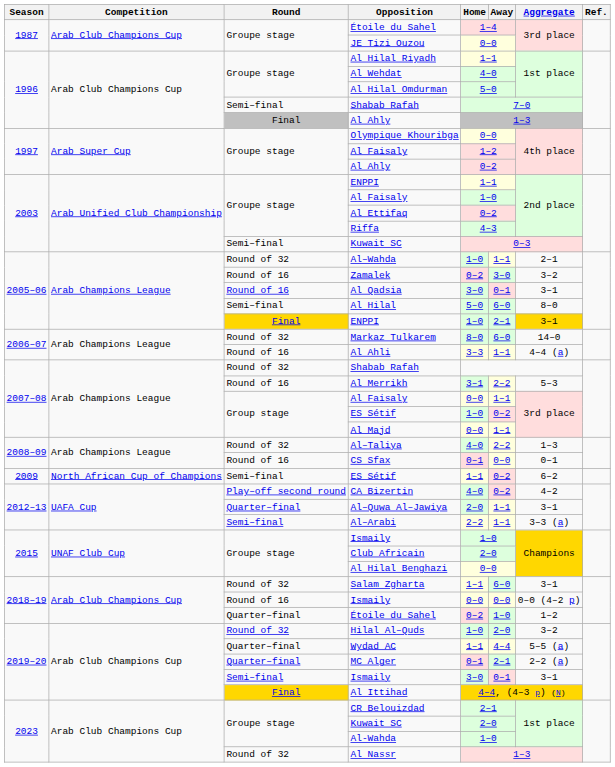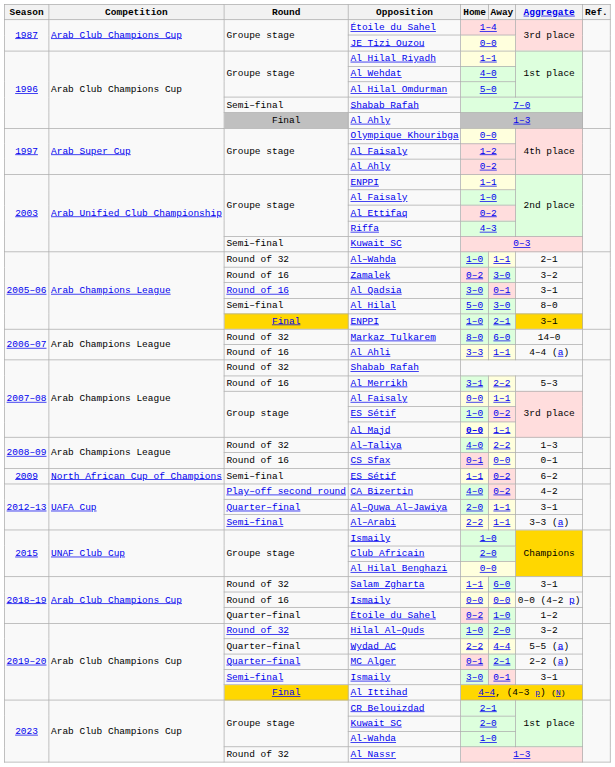(502, 306) 6–0 -> (502, 306) 3–0
(475, 430) normal -> (475, 430) bold
(475, 646) 1–1 -> (475, 646) 2–2
